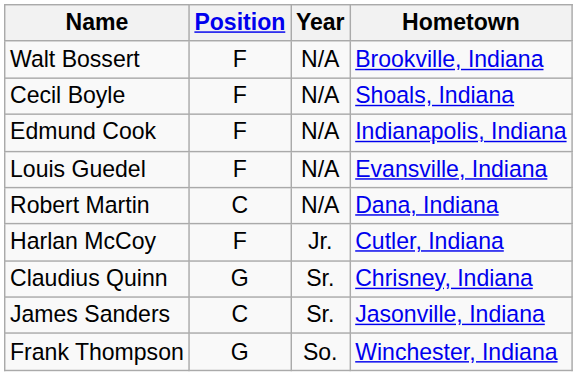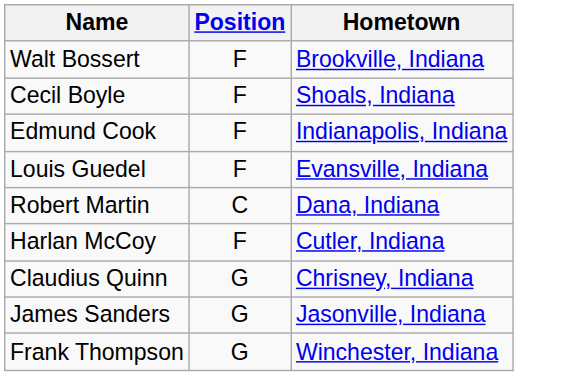- column: (320, 22)
(240, 315) C -> (240, 315) G
